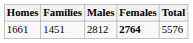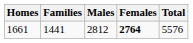(54, 30) 1451 -> (54, 30) 1441
